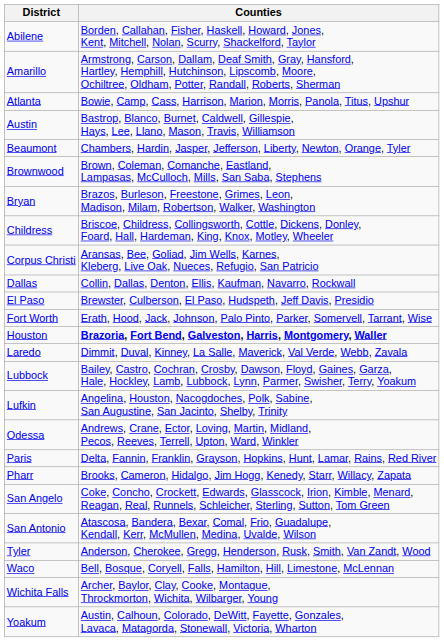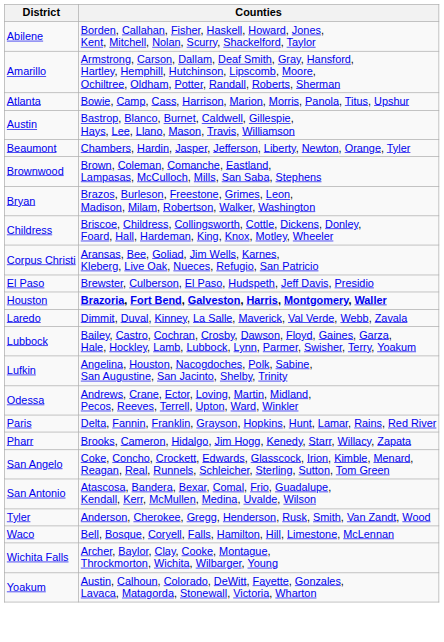- row: (22, 283)
- row: (32, 318)
